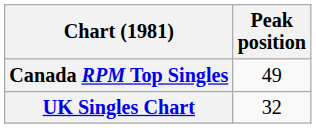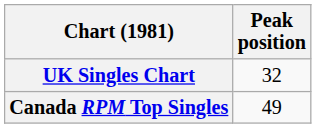rows swapped: (119, 75) <-> (119, 107)
